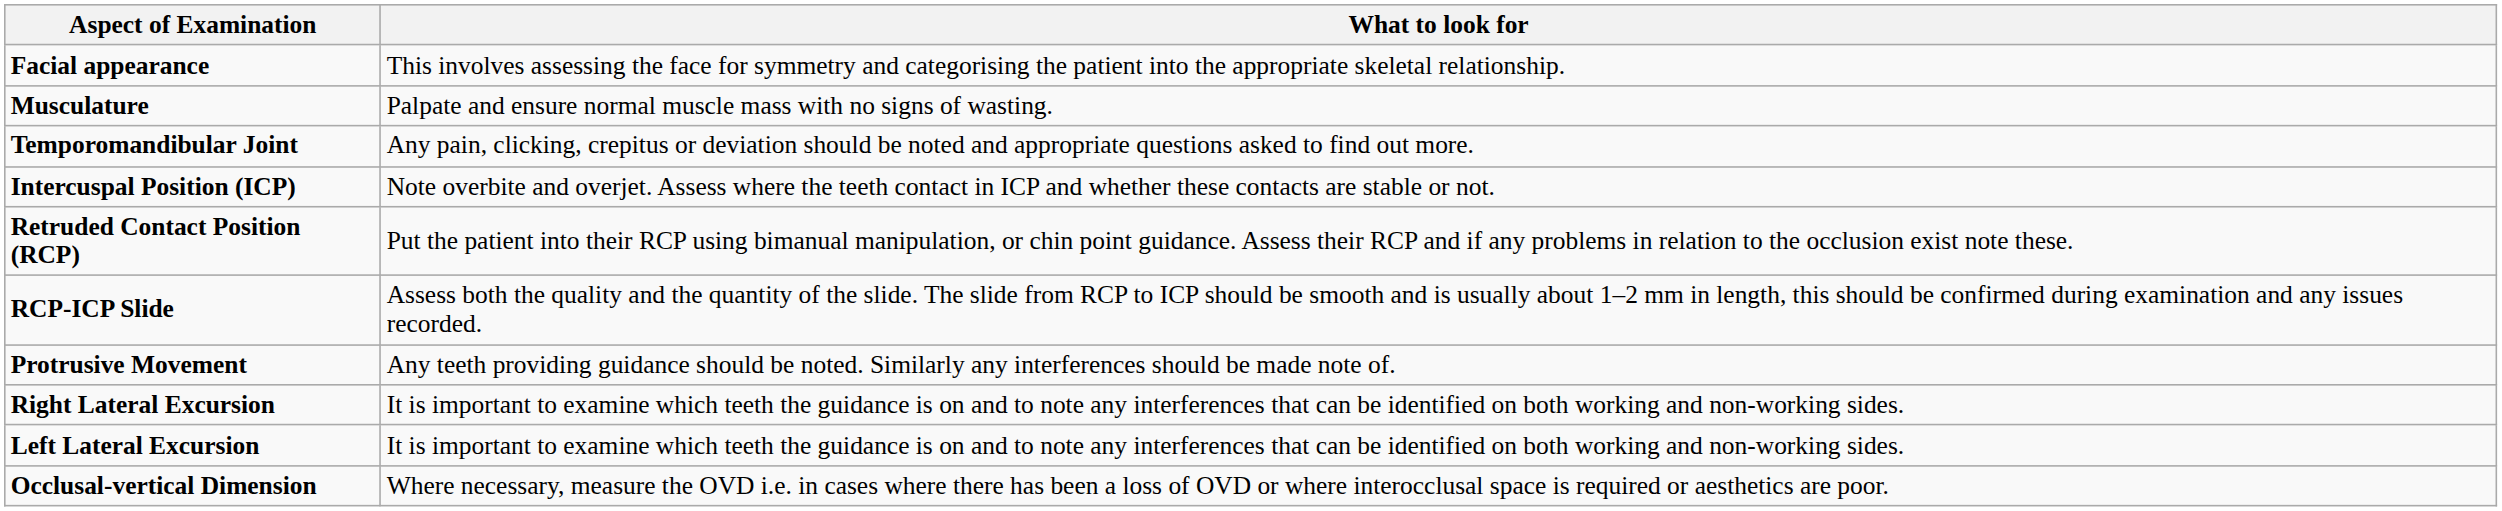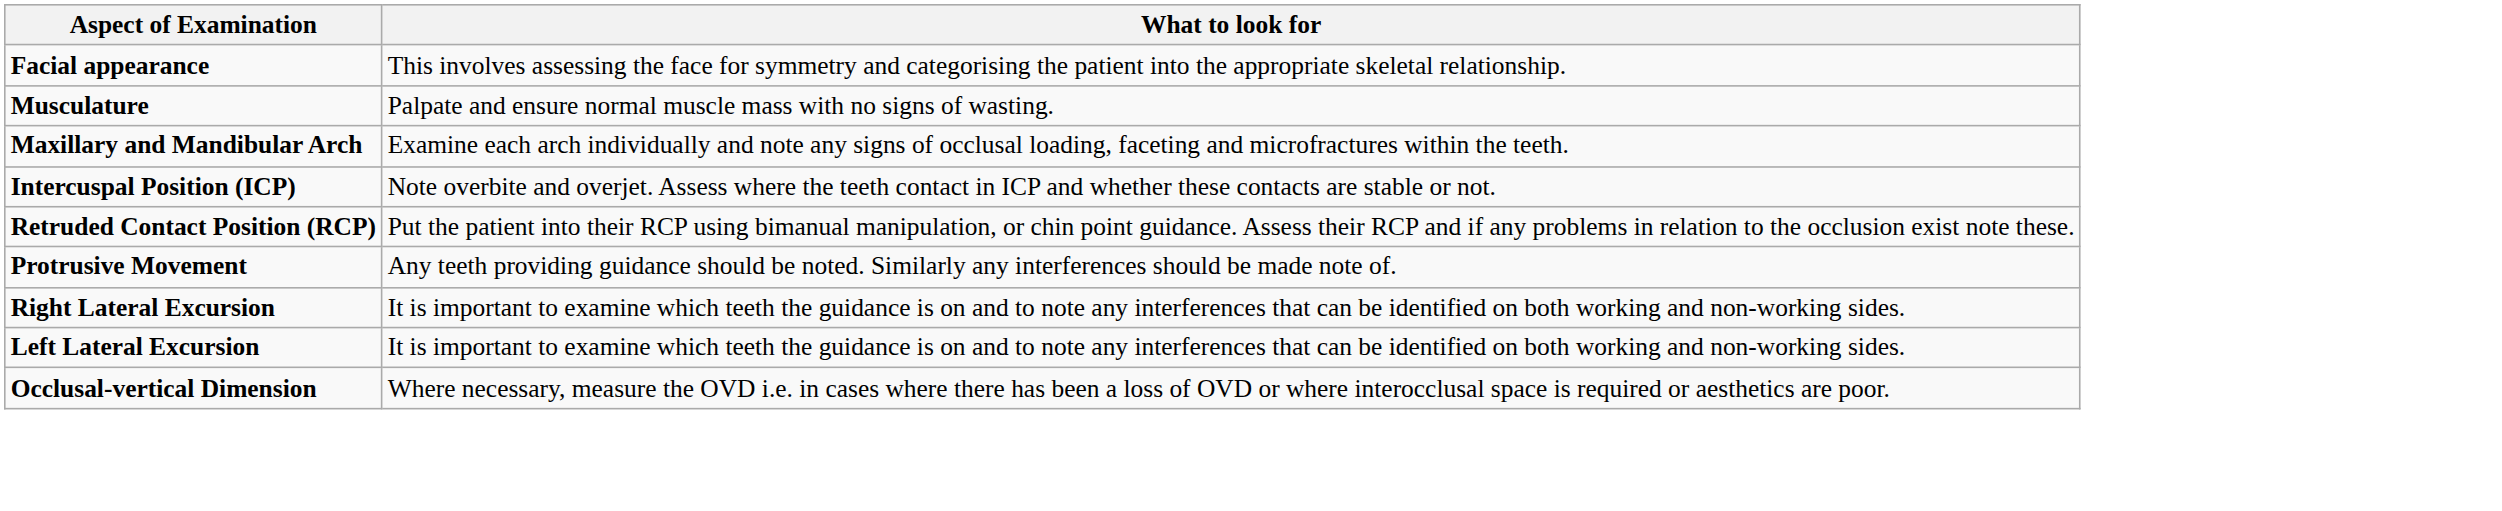- row: (154, 145)
+ row: (187, 145)
- row: (92, 309)
